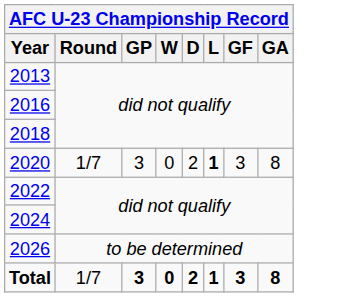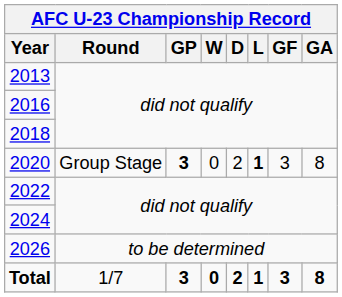(88, 163) 1/7 -> (111, 163) Group Stage
(139, 163) normal -> (184, 163) bold
